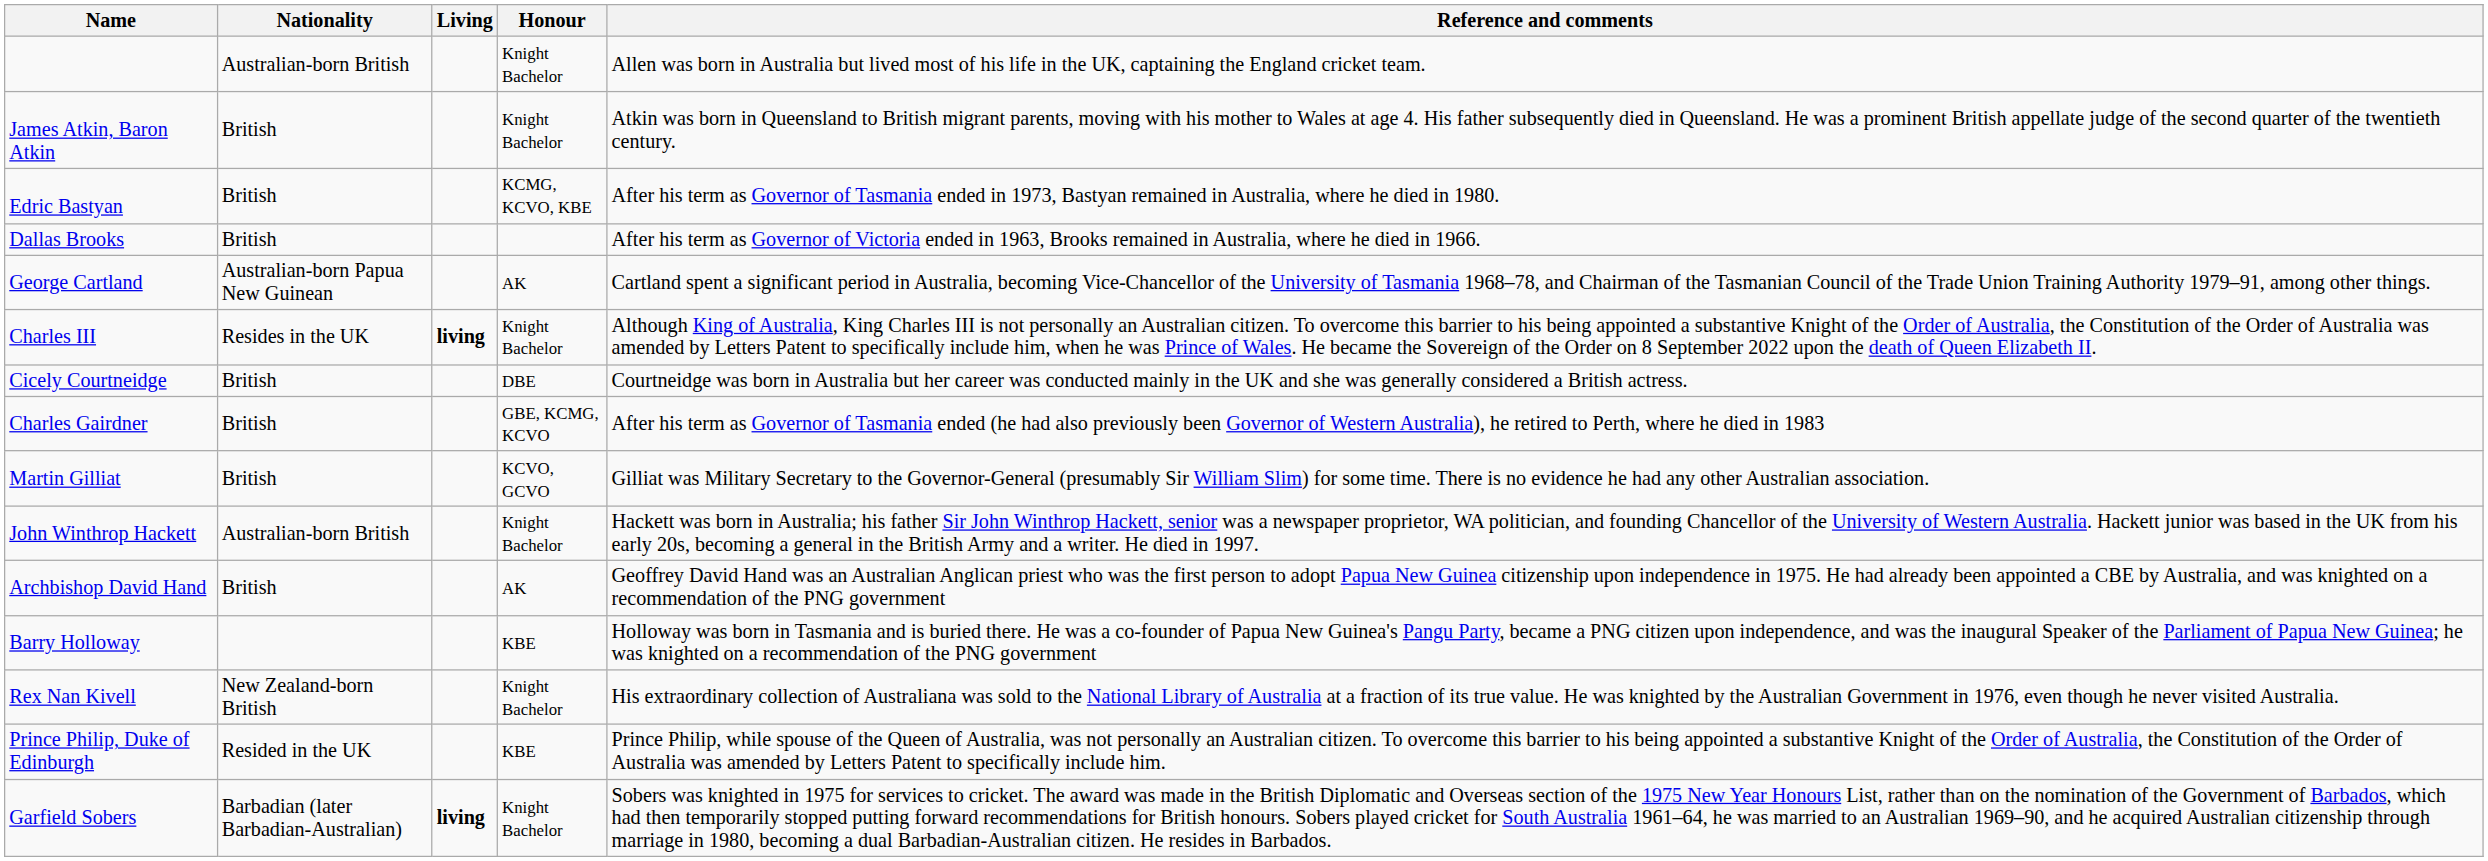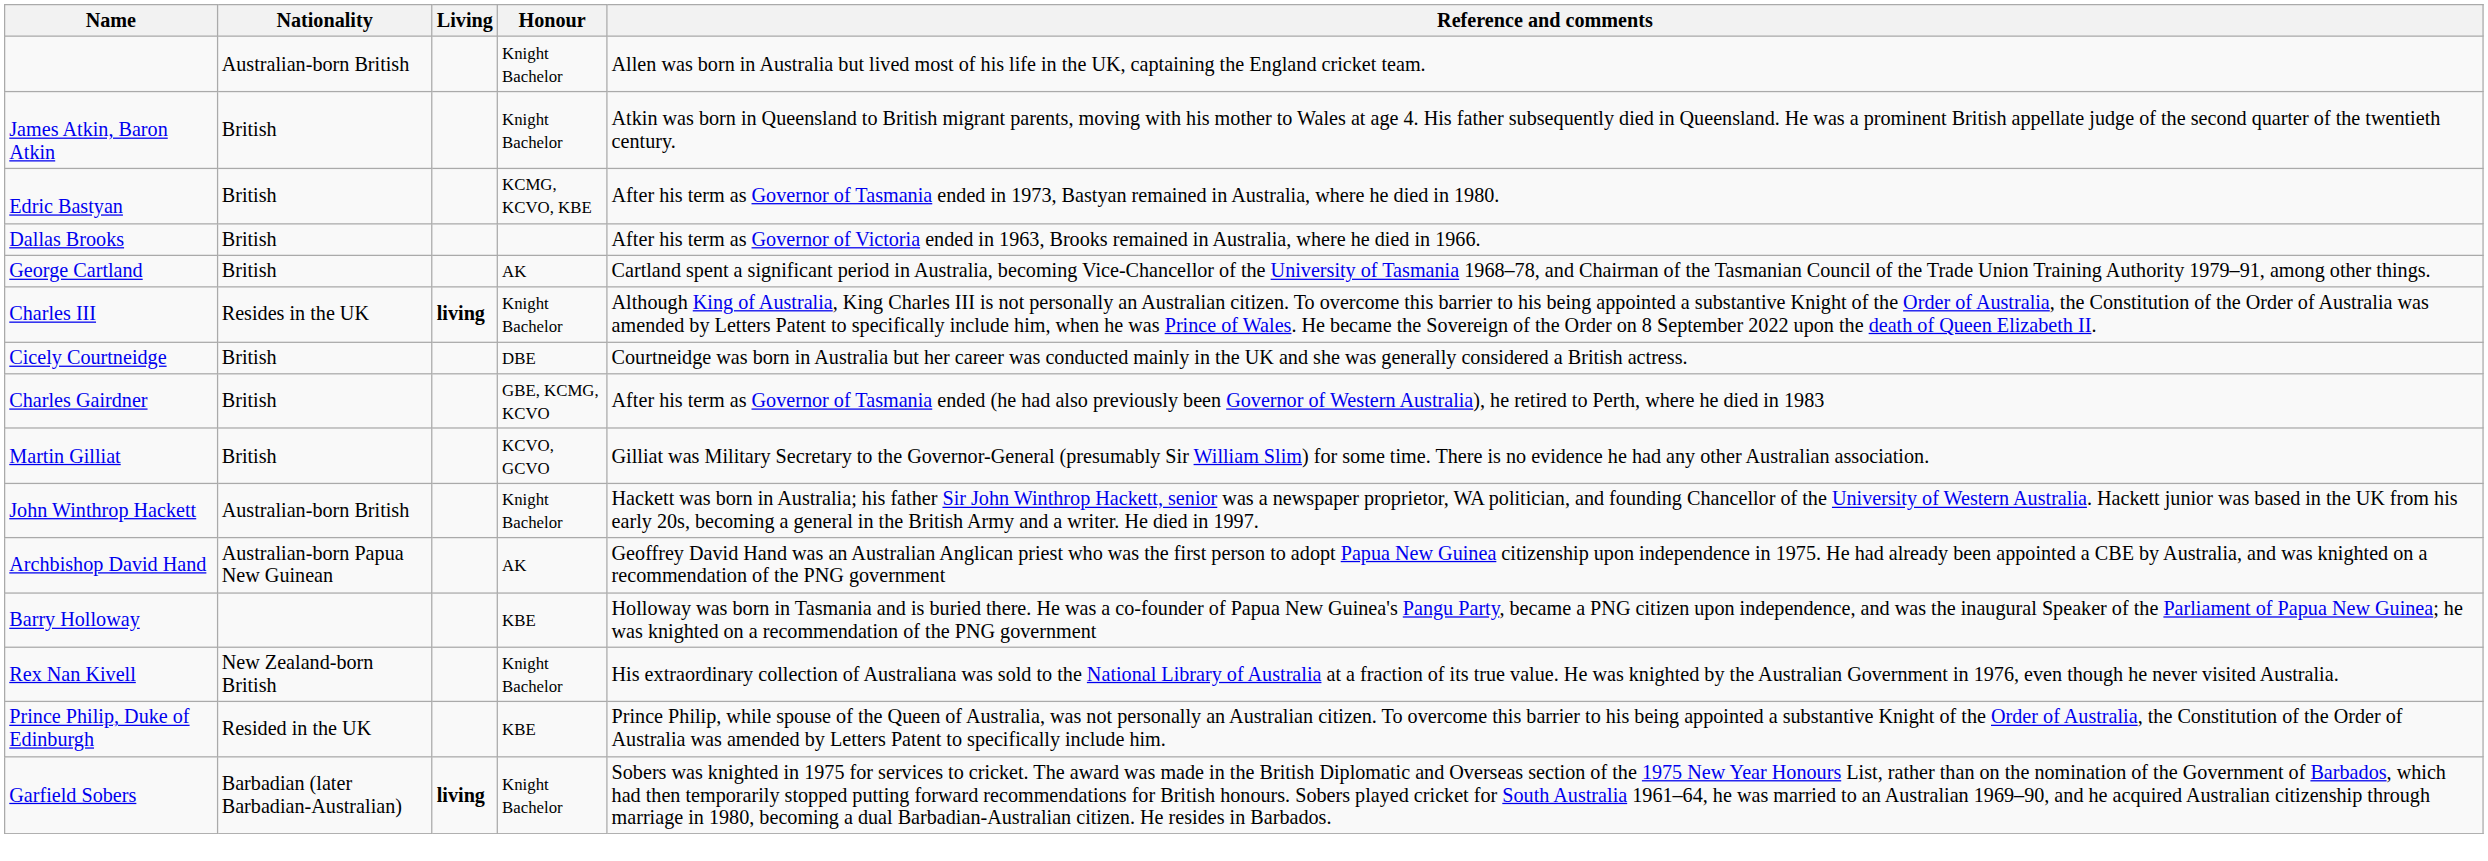(313, 282) Australian-born Papua New Guinean -> (249, 271) British
(249, 587) British -> (313, 564) Australian-born Papua New Guinean
